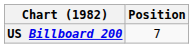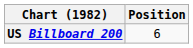(157, 34) 7 -> (157, 34) 6
